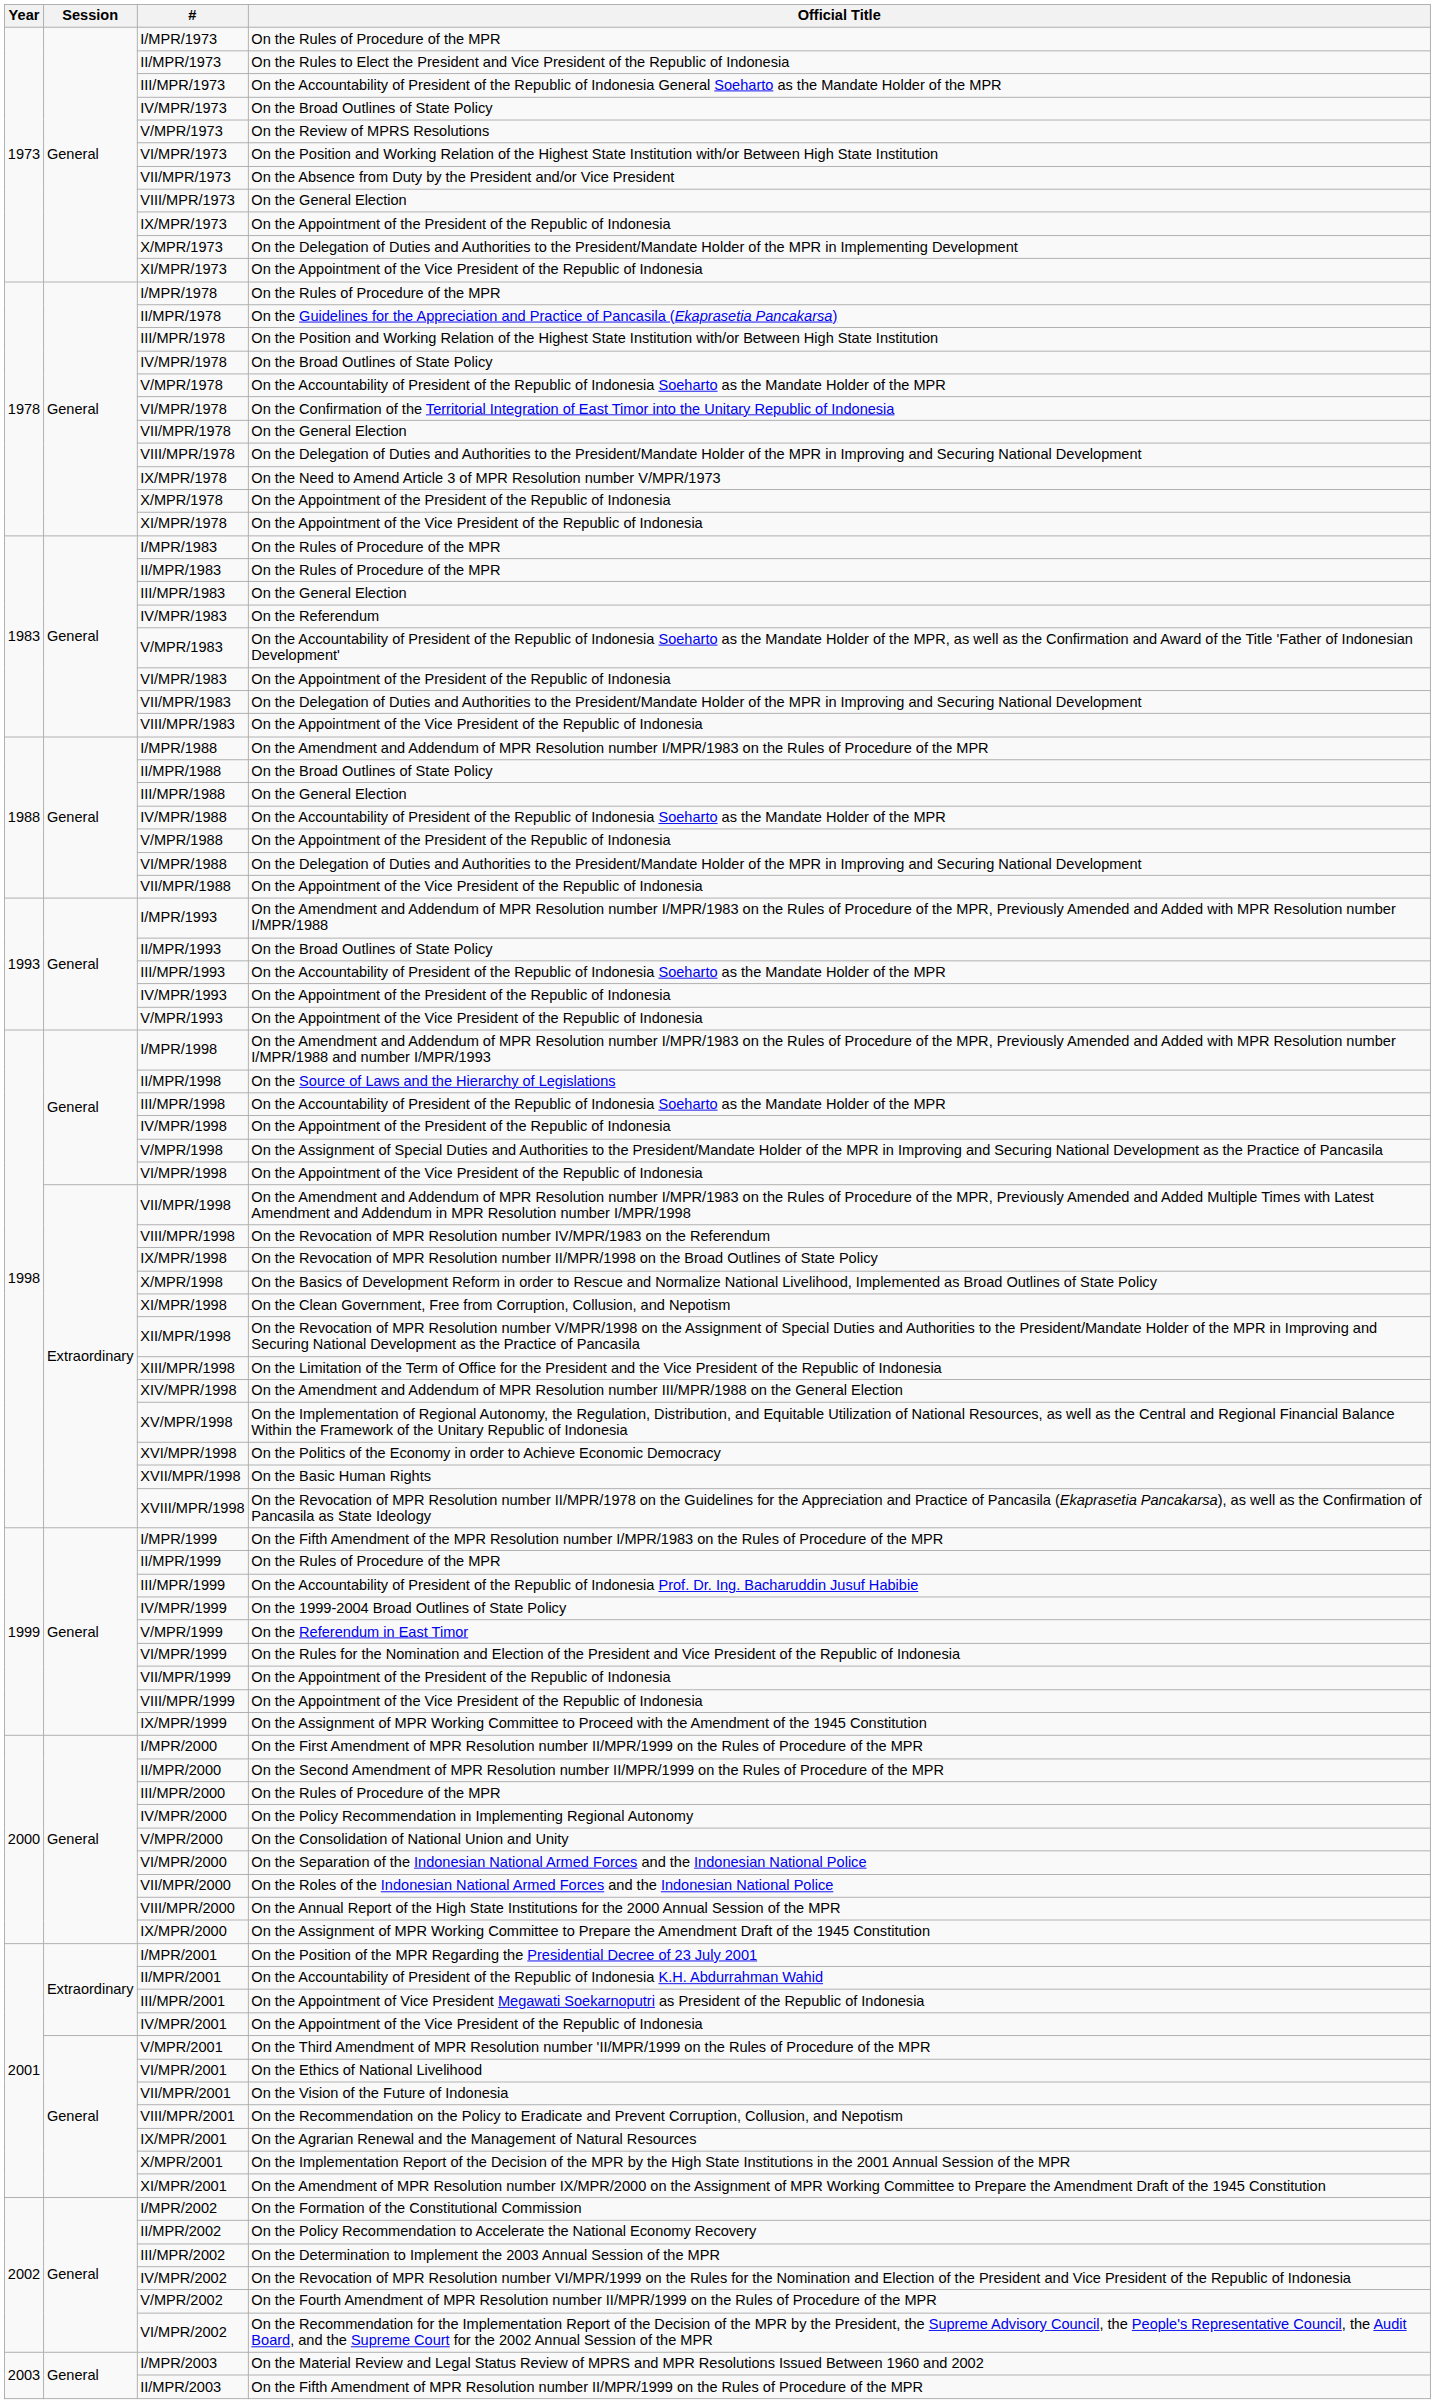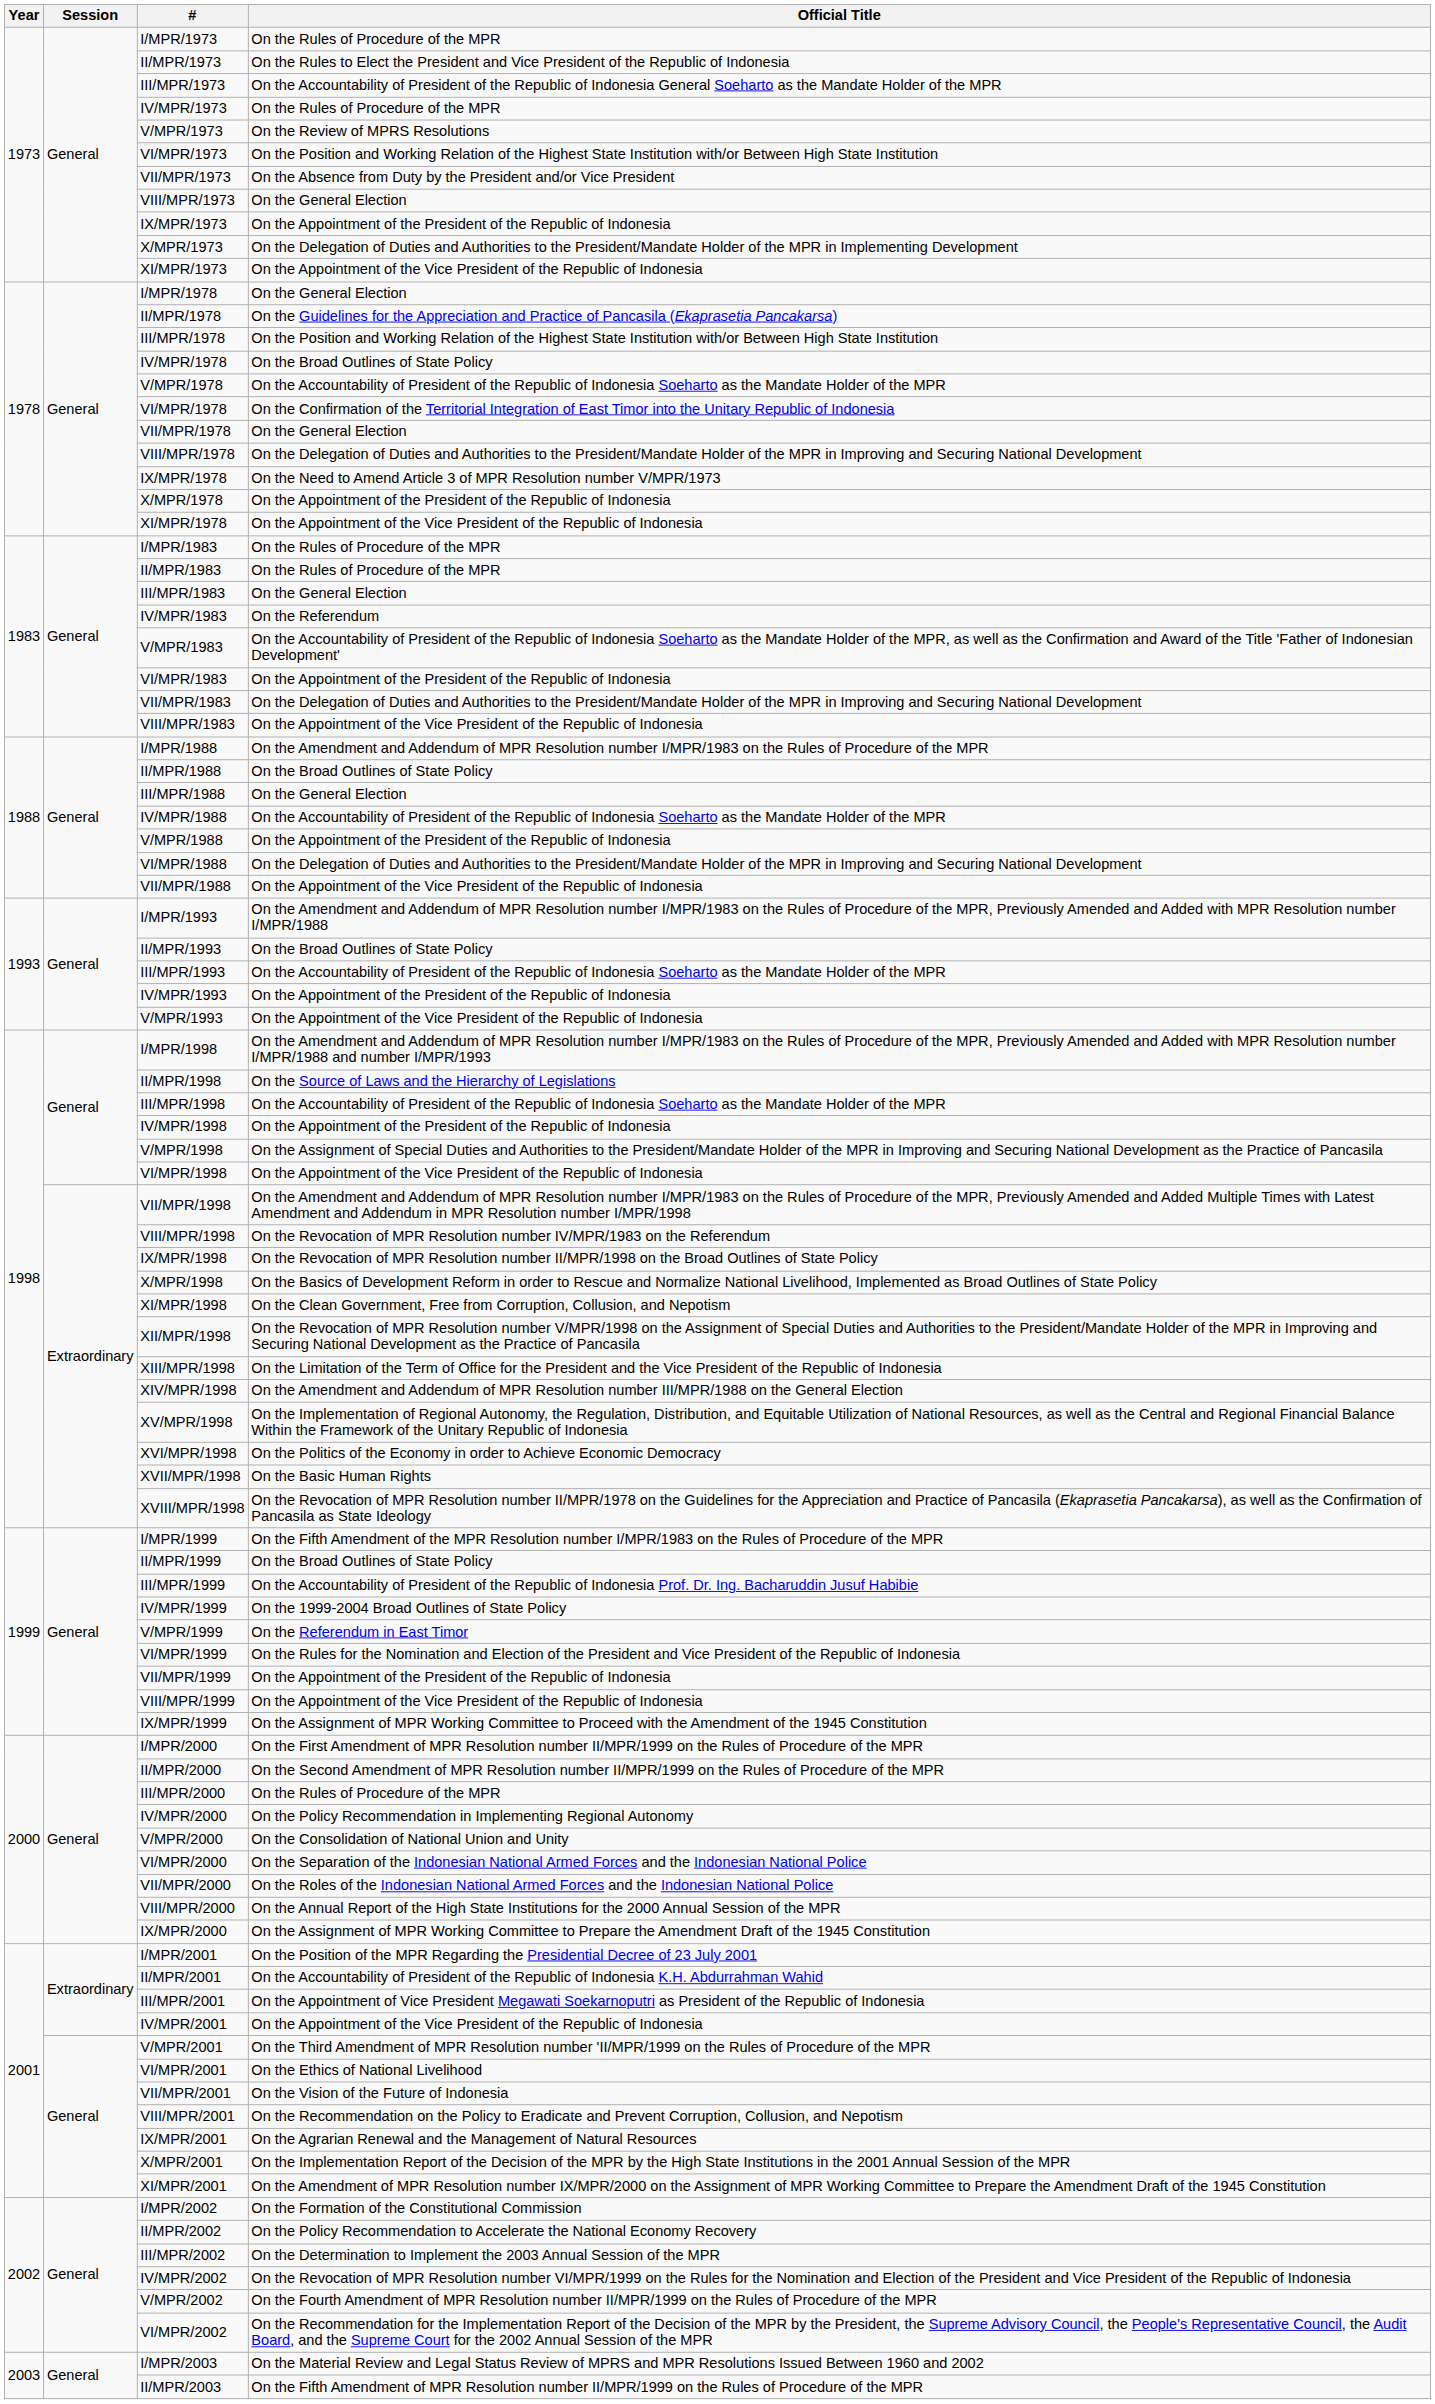(372, 108) On the Broad Outlines of State Policy -> (376, 108) On the Rules of Procedure of the MPR
(376, 293) On the Rules of Procedure of the MPR -> (329, 293) On the General Election
(376, 1562) On the Rules of Procedure of the MPR -> (372, 1562) On the Broad Outlines of State Policy
